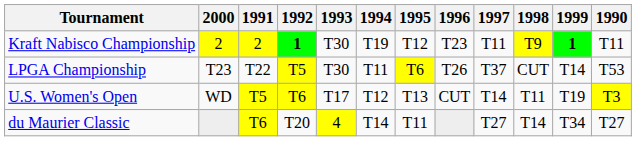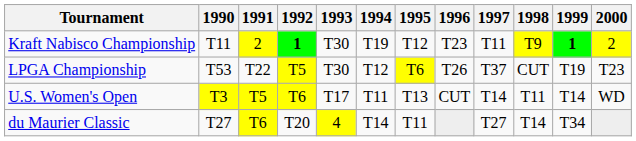columns swapped: (612, 17) <-> (219, 17)
(376, 70) T11 -> (376, 70) T12
(572, 70) T14 -> (572, 70) T19
(376, 96) T12 -> (376, 96) T11
(572, 96) T19 -> (572, 96) T14
